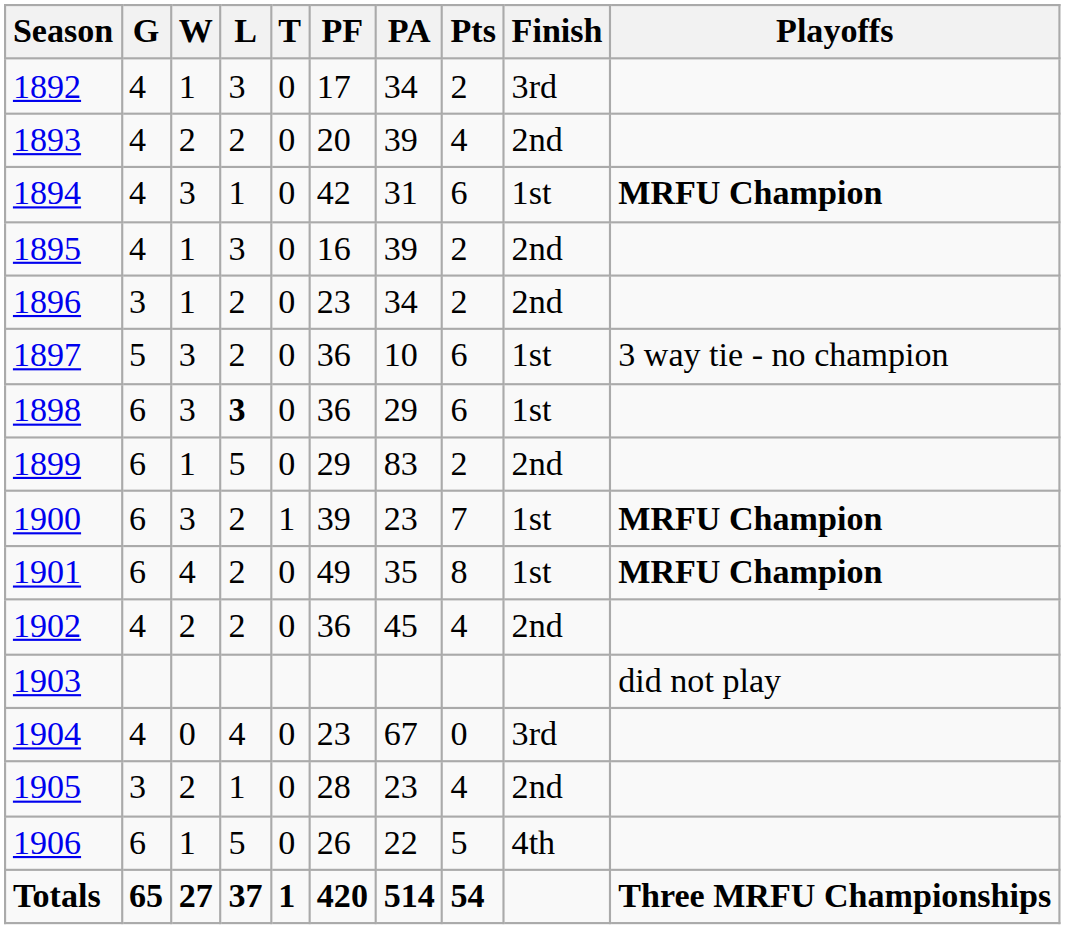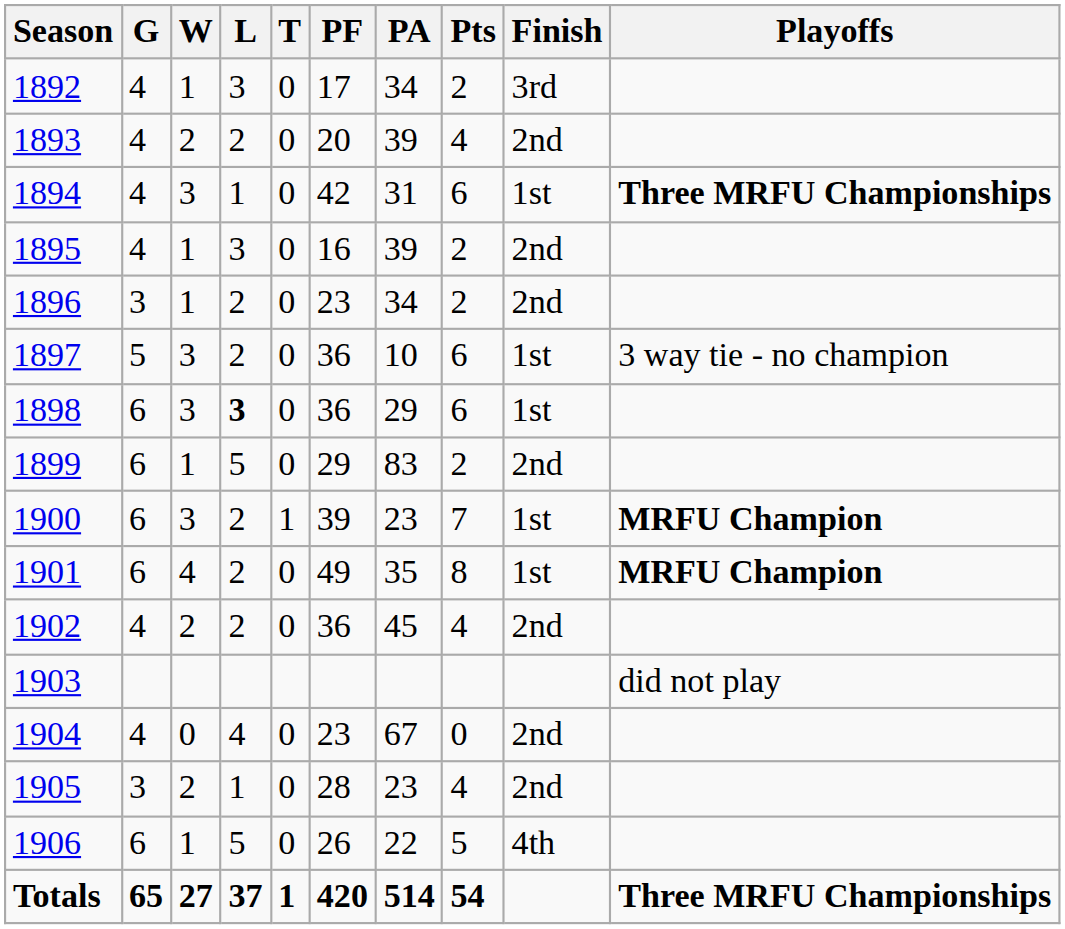(750, 193) MRFU Champion -> (835, 193) Three MRFU Championships
(534, 734) 3rd -> (537, 734) 2nd
